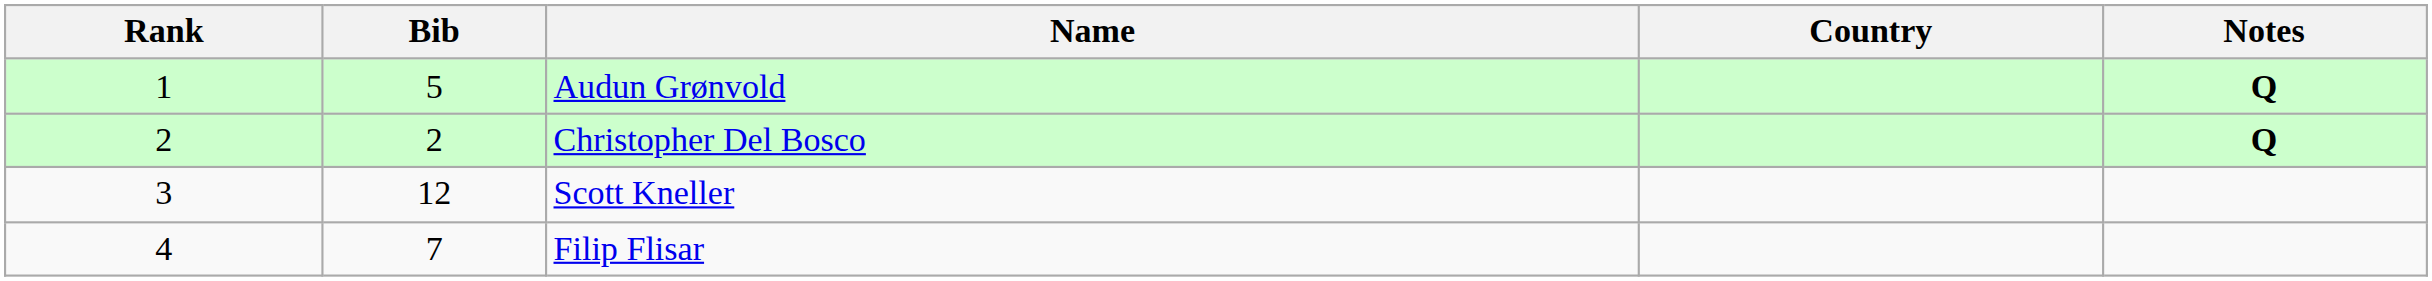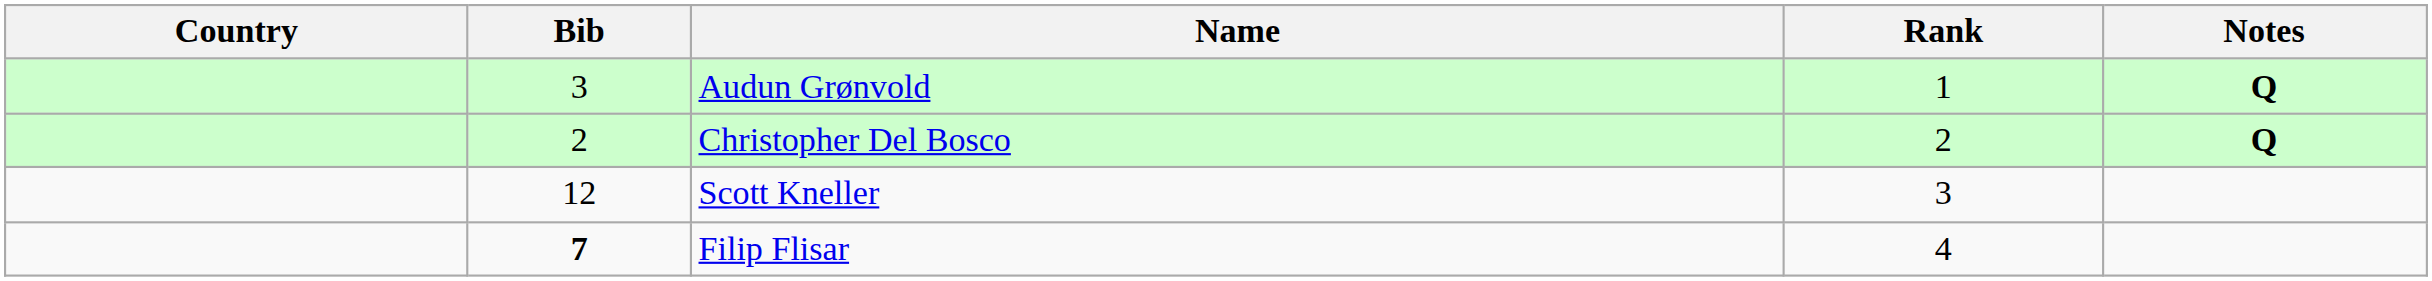columns swapped: (164, 31) <-> (1871, 31)
(434, 85) 5 -> (579, 85) 3
(434, 247) normal -> (579, 247) bold
